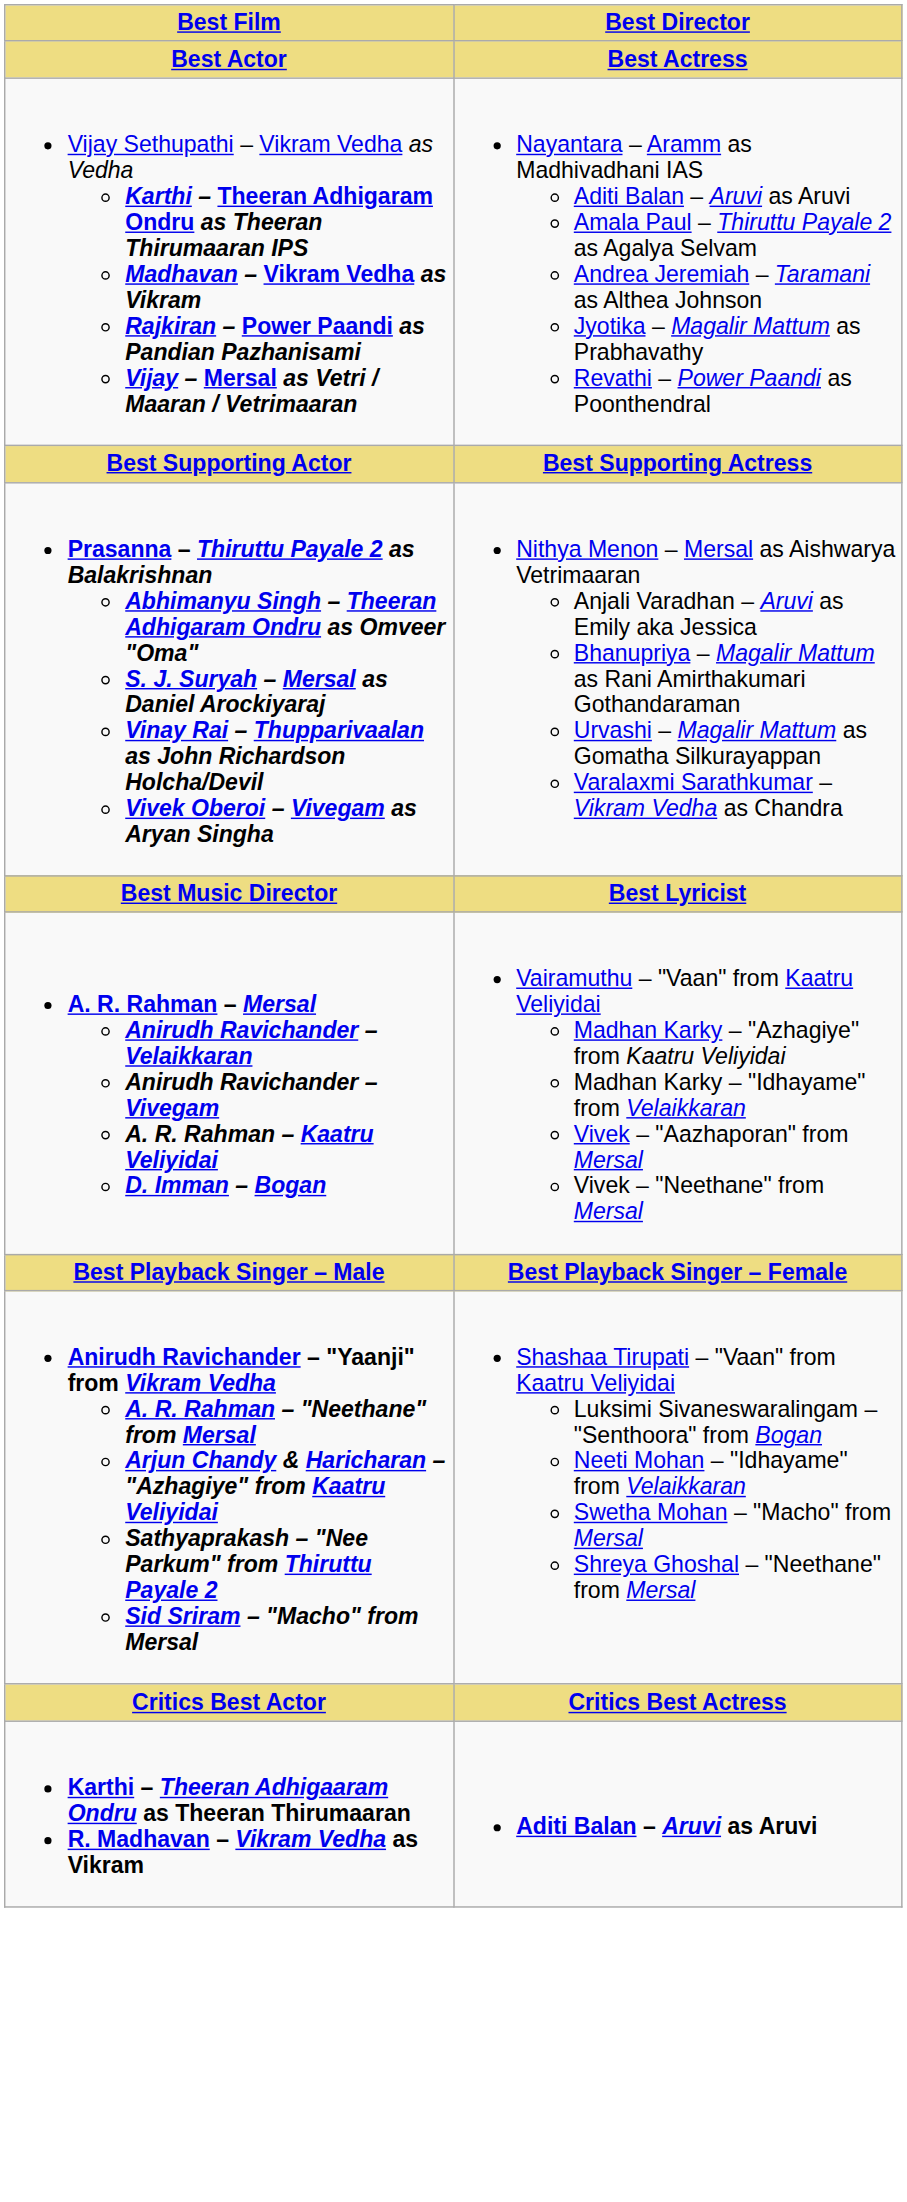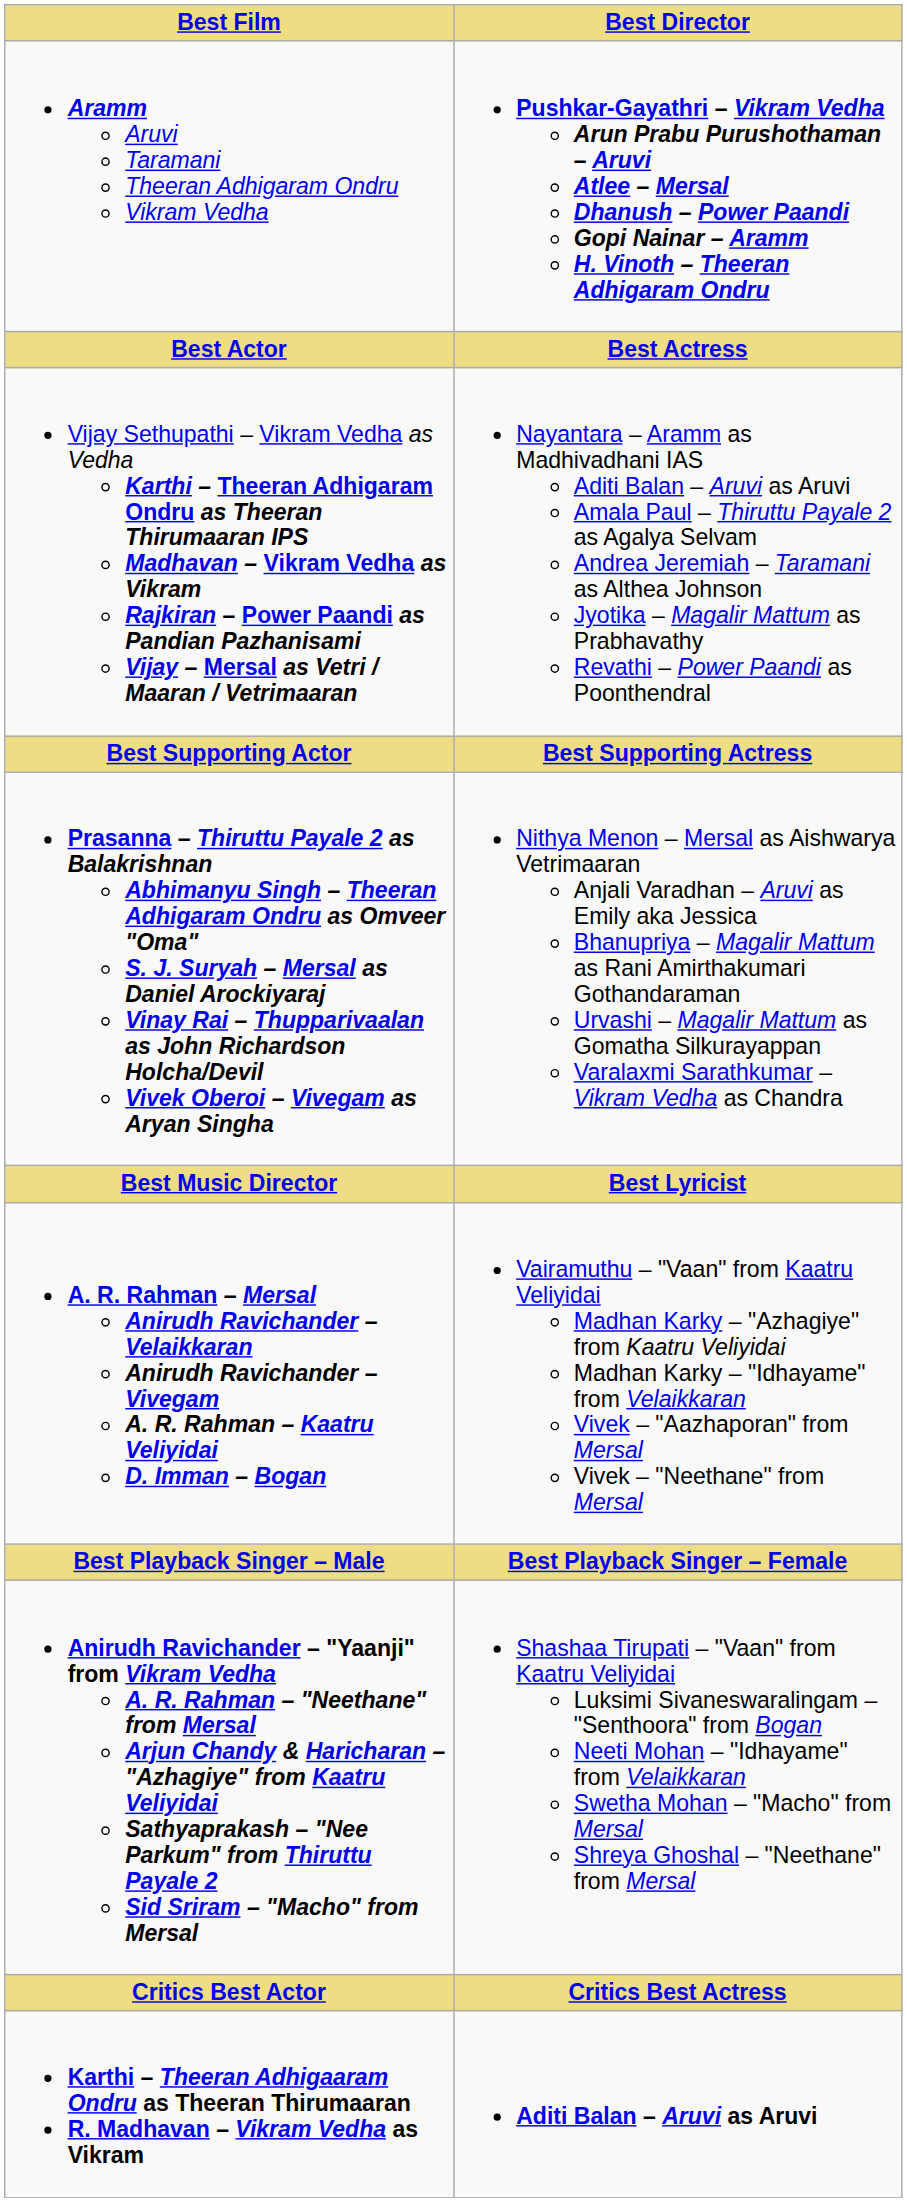+ row: (229, 160)
